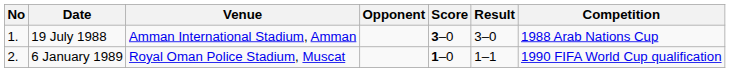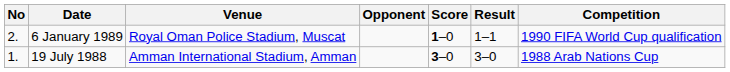rows swapped: (69, 36) <-> (77, 57)
